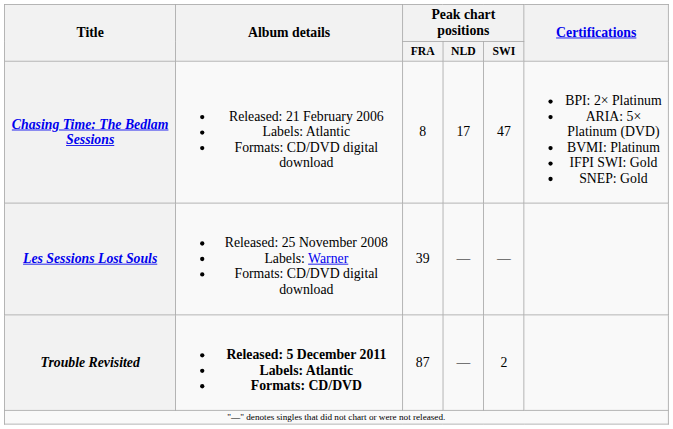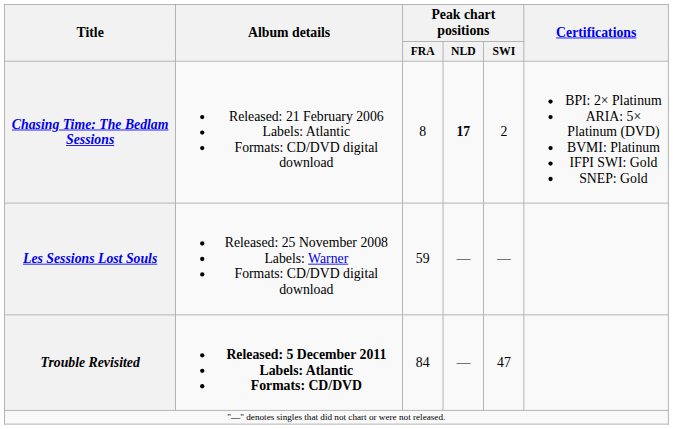(463, 132) normal -> (463, 132) bold
(504, 132) 47 -> (504, 132) 2
(423, 258) 39 -> (423, 258) 59
(423, 362) 87 -> (423, 362) 84
(504, 362) 2 -> (504, 362) 47
